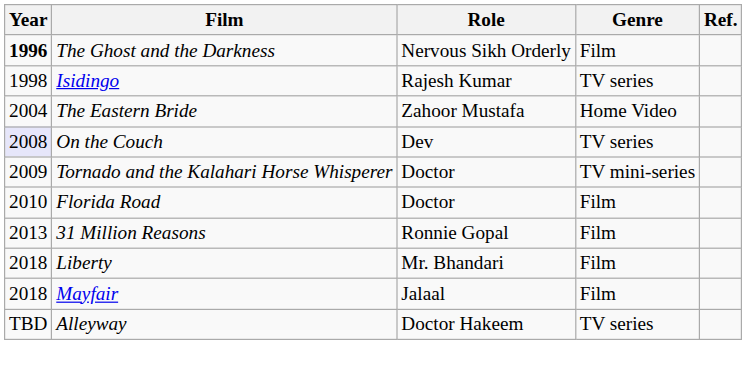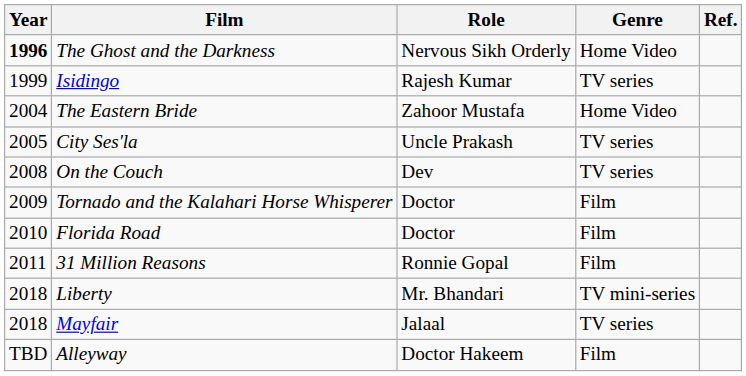(598, 50) Film -> (628, 50) Home Video
(28, 80) 1998 -> (28, 80) 1999
+ row: (97, 141)
(28, 141) lavender background -> (28, 171) no background
(637, 171) TV mini-series -> (598, 202) Film
(28, 232) 2013 -> (28, 263) 2011
(598, 263) Film -> (637, 293) TV mini-series
(598, 293) Film -> (617, 324) TV series
(617, 324) TV series -> (598, 354) Film
